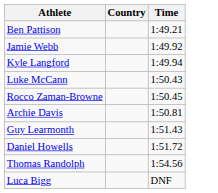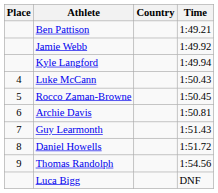+ column: (19, 12)
